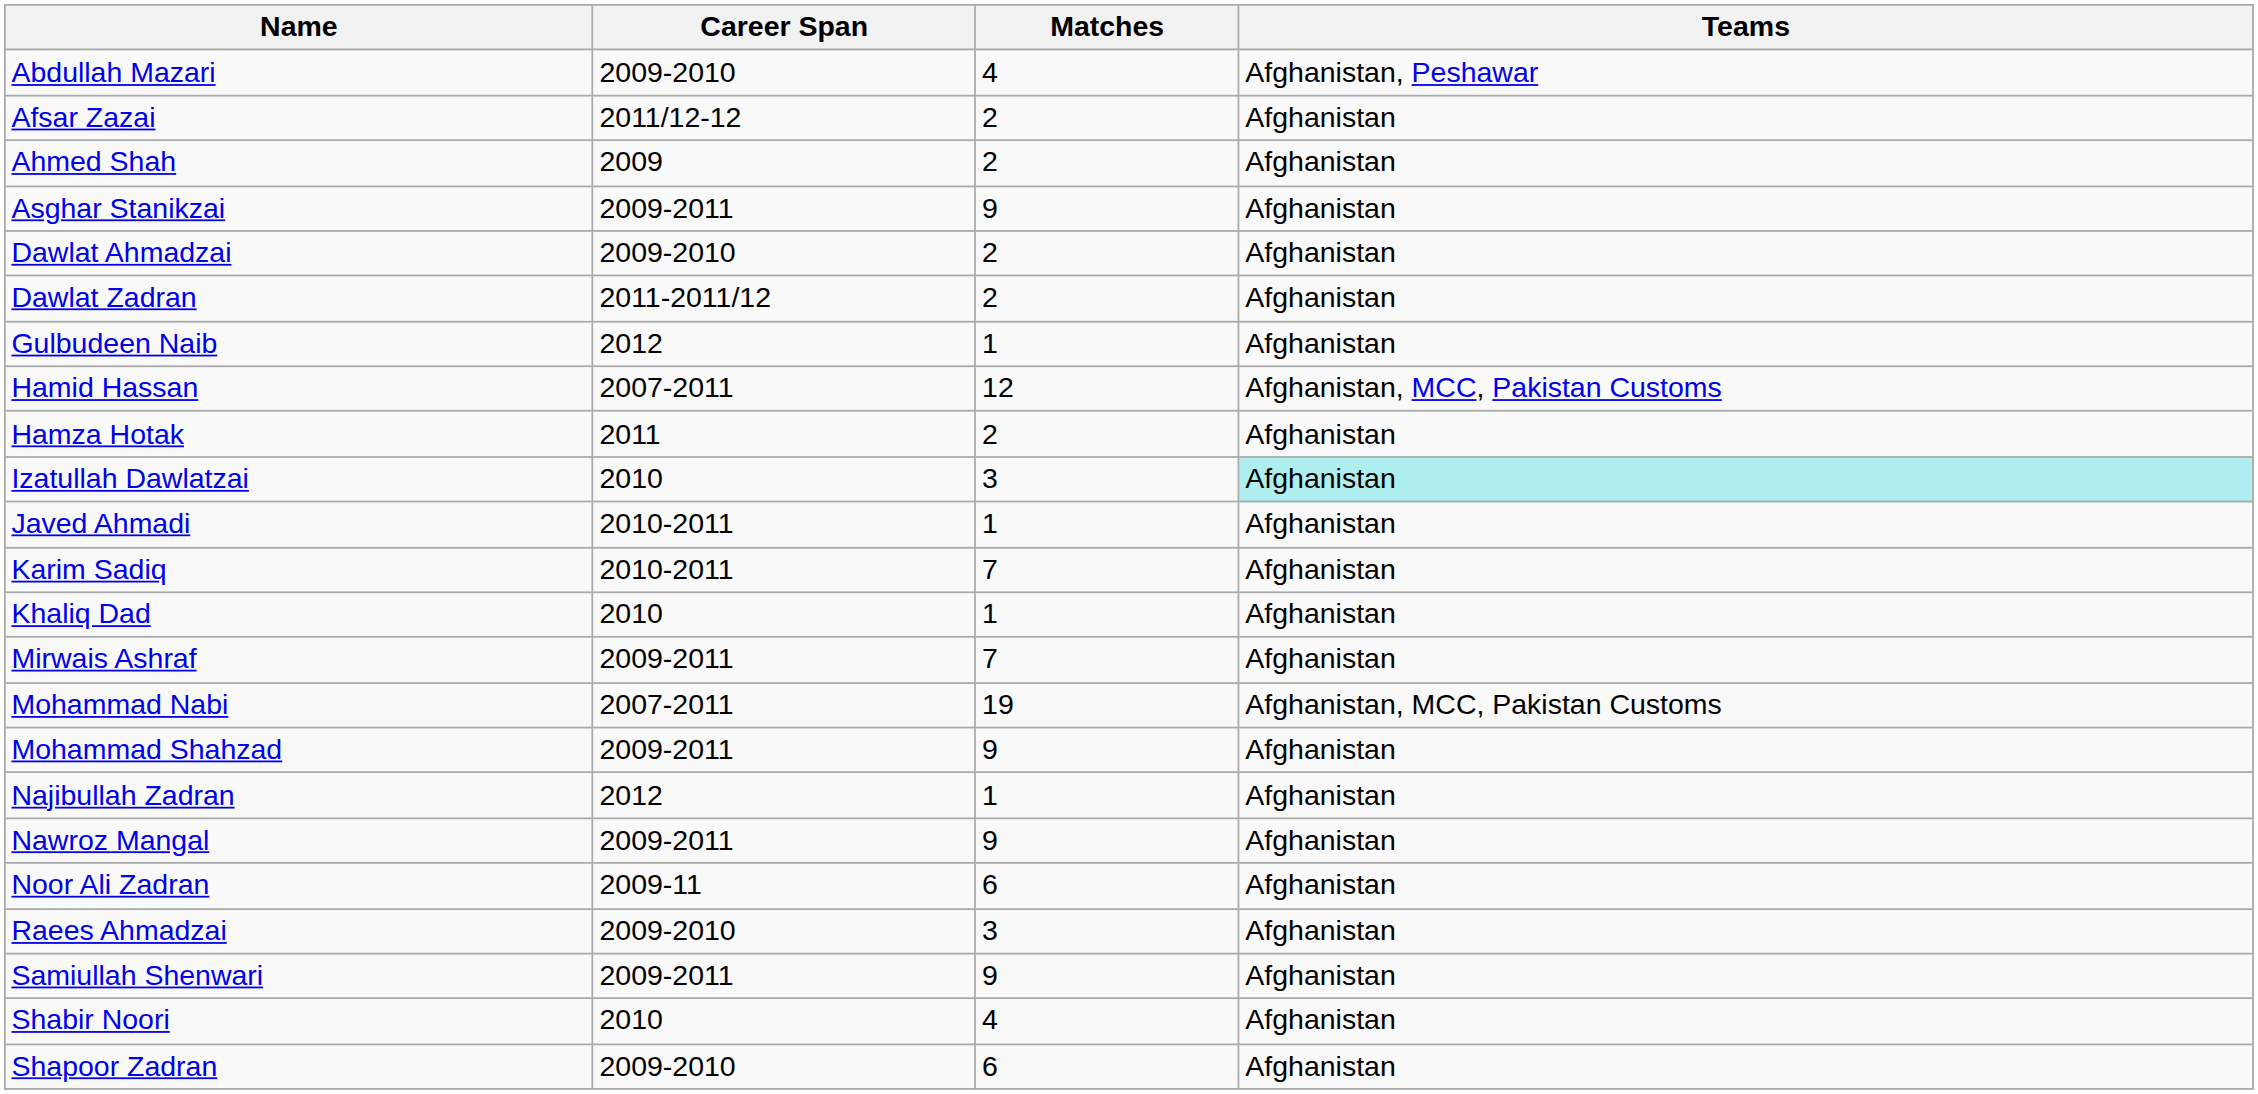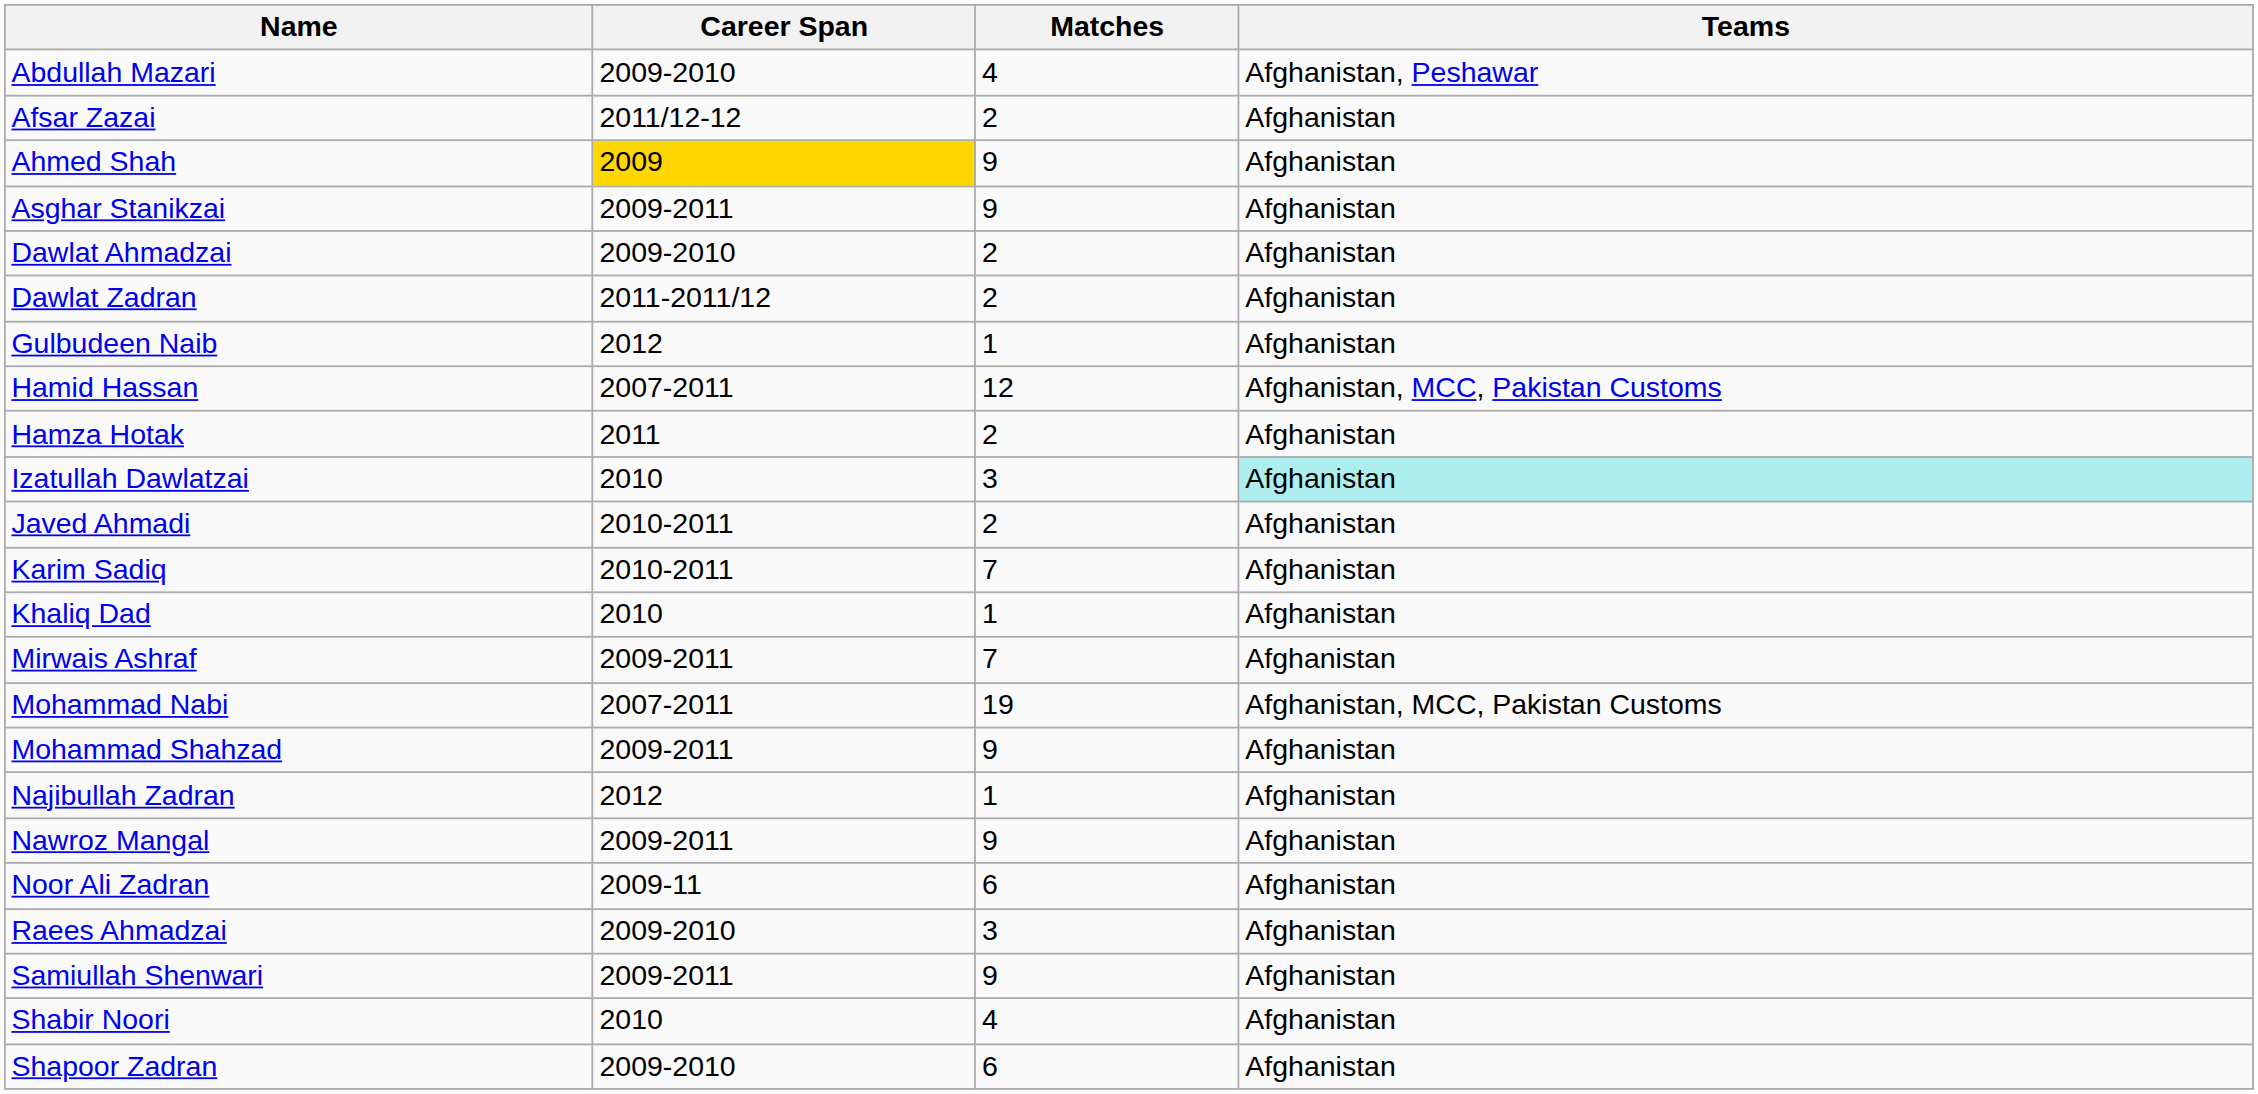(631, 162) no background -> (631, 162) gold background
(990, 162) 2 -> (990, 162) 9
(990, 523) 1 -> (990, 523) 2
